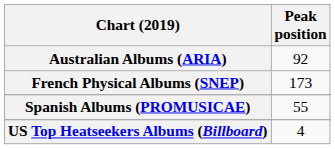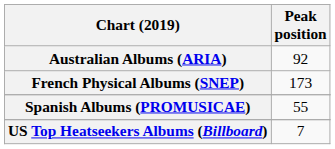(301, 131) 4 -> (301, 131) 7
